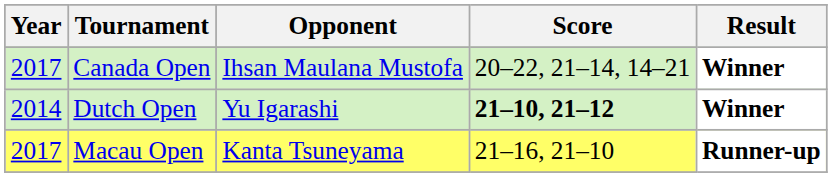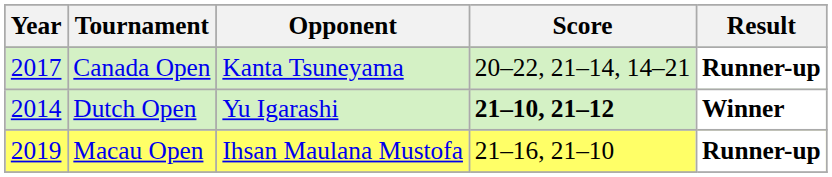(343, 67) Ihsan Maulana Mustofa -> (313, 67) Kanta Tsuneyama
(743, 67) Winner -> (761, 67) Runner-up
(36, 151) 2017 -> (36, 151) 2019
(313, 151) Kanta Tsuneyama -> (343, 151) Ihsan Maulana Mustofa
